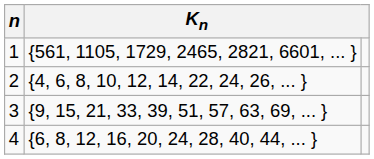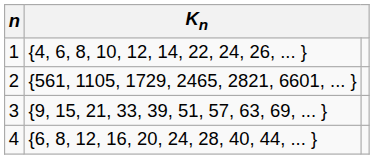(193, 51) {561, 1105, 1729, 2465, 2821, 6601, ... } -> (168, 51) {4, 6, 8, 10, 12, 14, 22, 24, 26, ... }
(168, 81) {4, 6, 8, 10, 12, 14, 22, 24, 26, ... } -> (193, 81) {561, 1105, 1729, 2465, 2821, 6601, ... }
